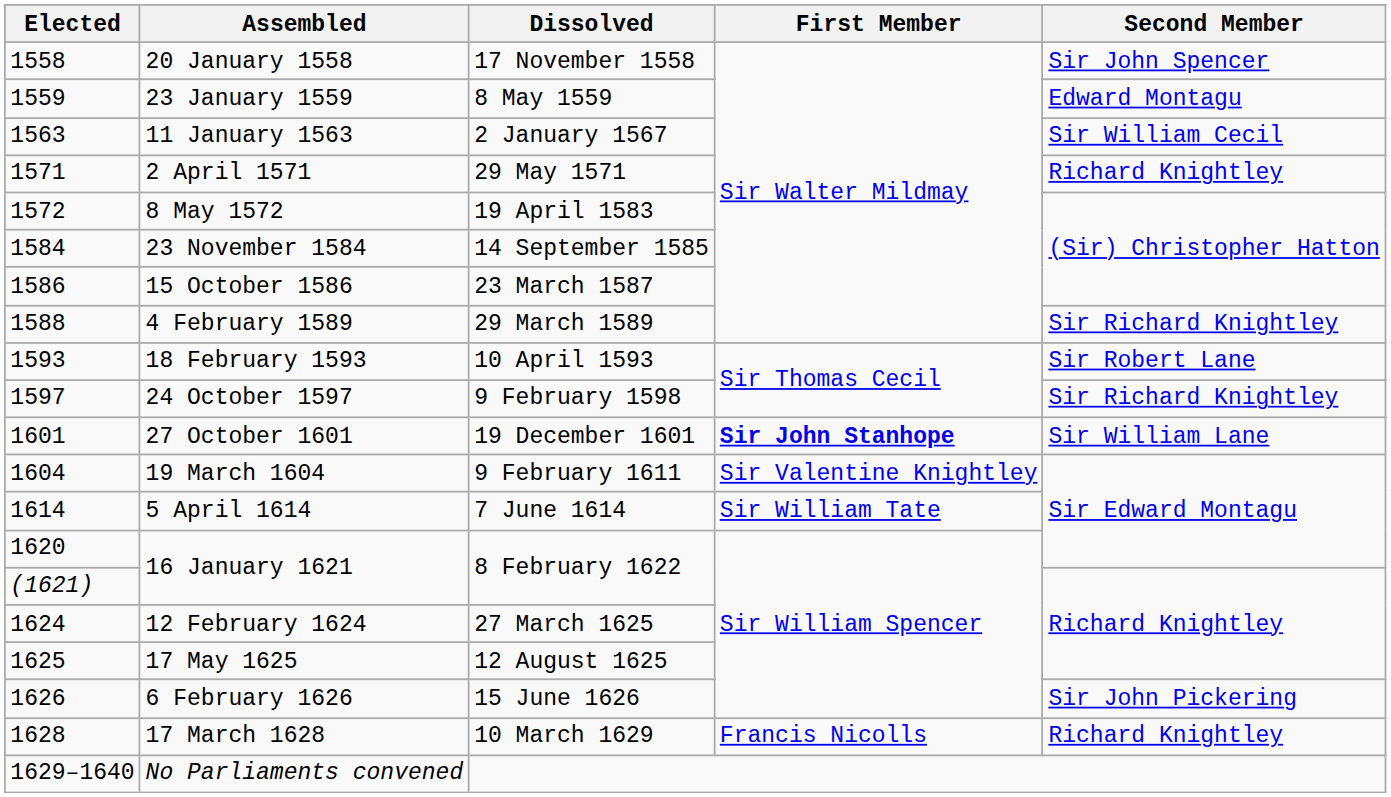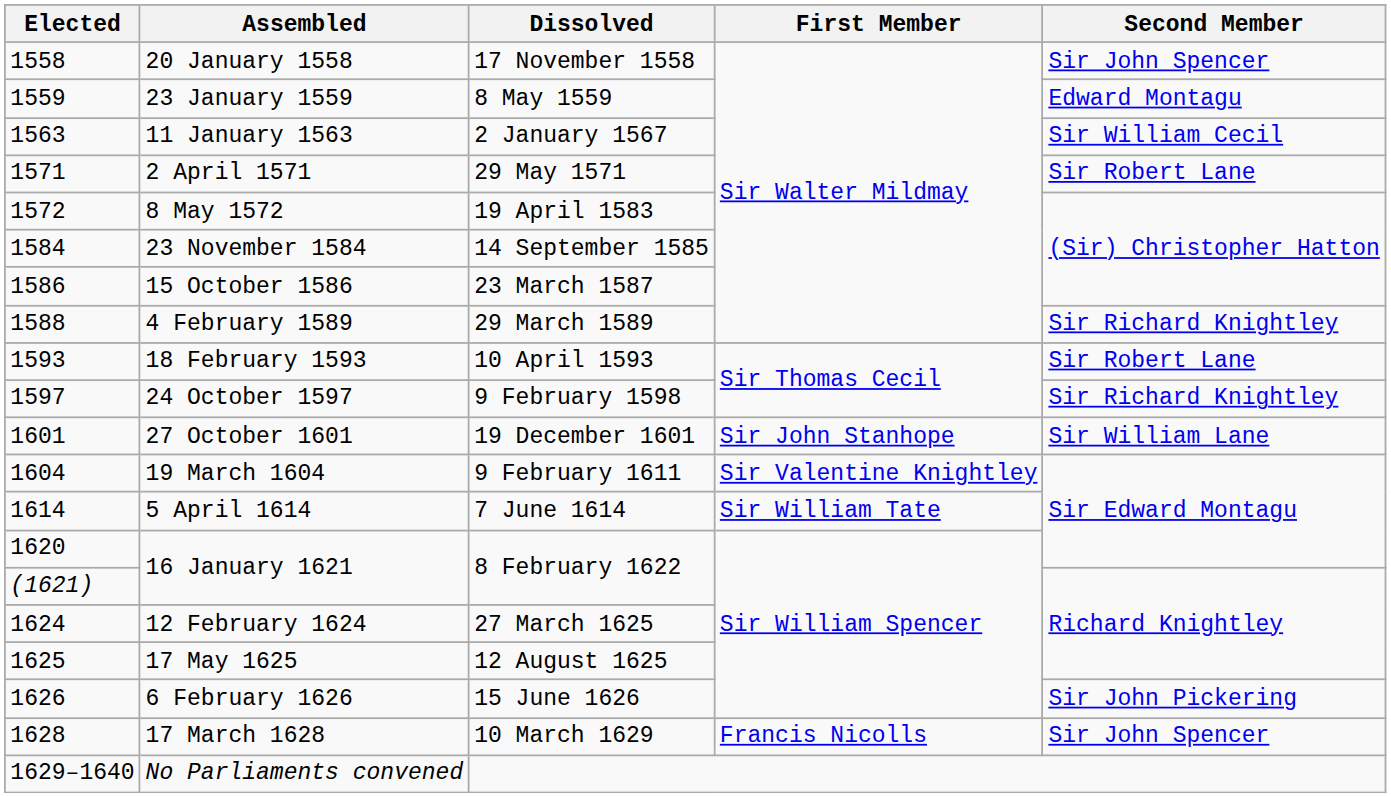(1166, 174) Richard Knightley -> (1152, 174) Sir Robert Lane
(837, 436) bold -> (837, 436) normal
(1166, 736) Richard Knightley -> (1159, 736) Sir John Spencer
